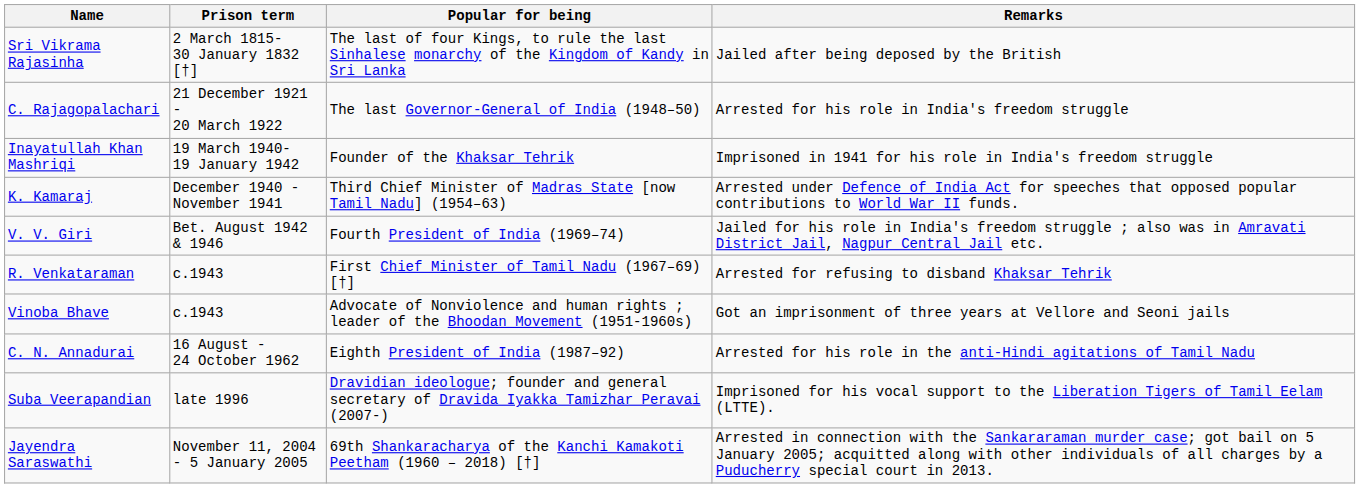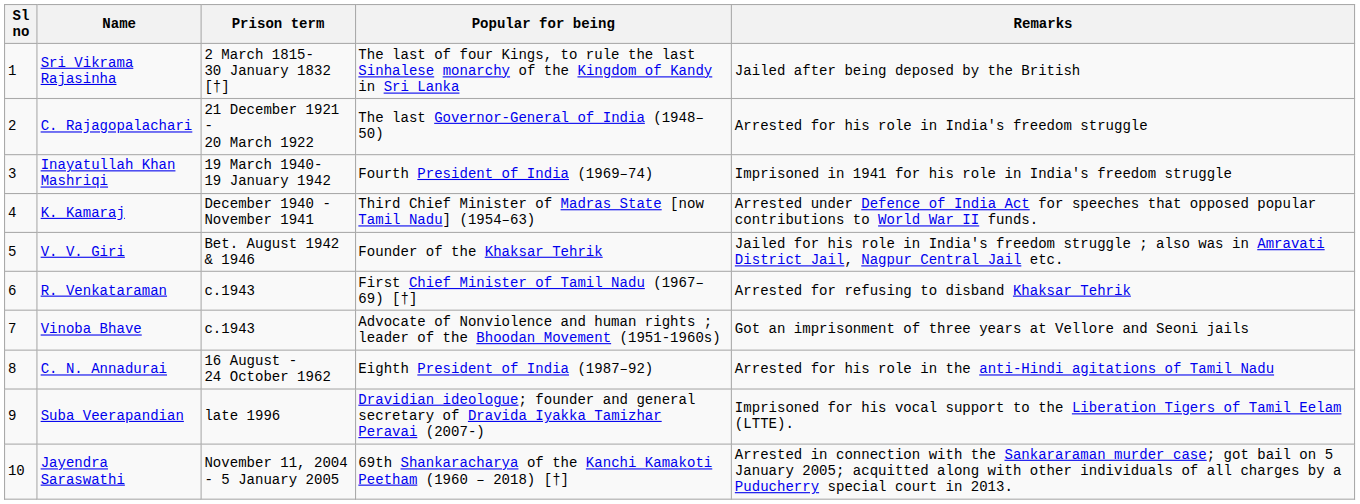+ column: (21, 24)
(452, 158) Founder of the Khaksar Tehrik -> (506, 174) Fourth President of India (1969–74)
(477, 236) Fourth President of India (1969–74) -> (481, 252) Founder of the Khaksar Tehrik
